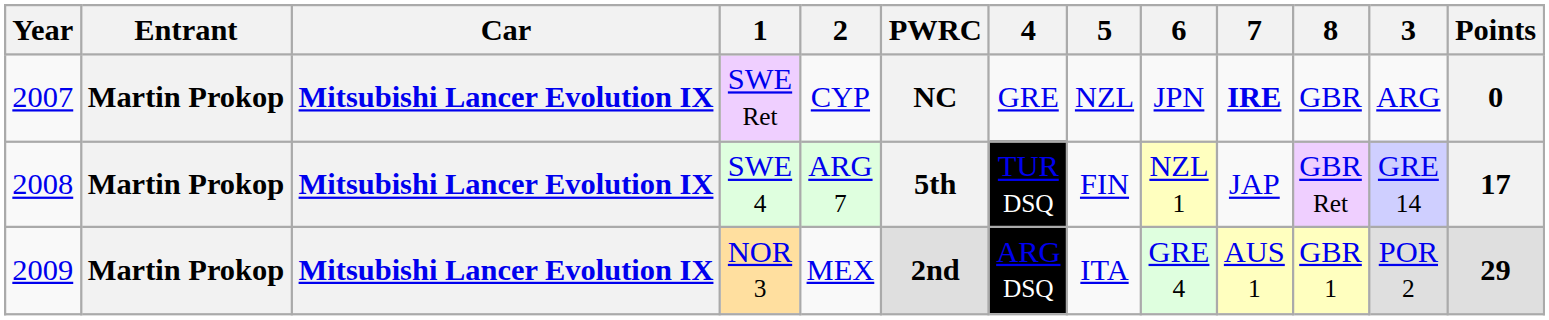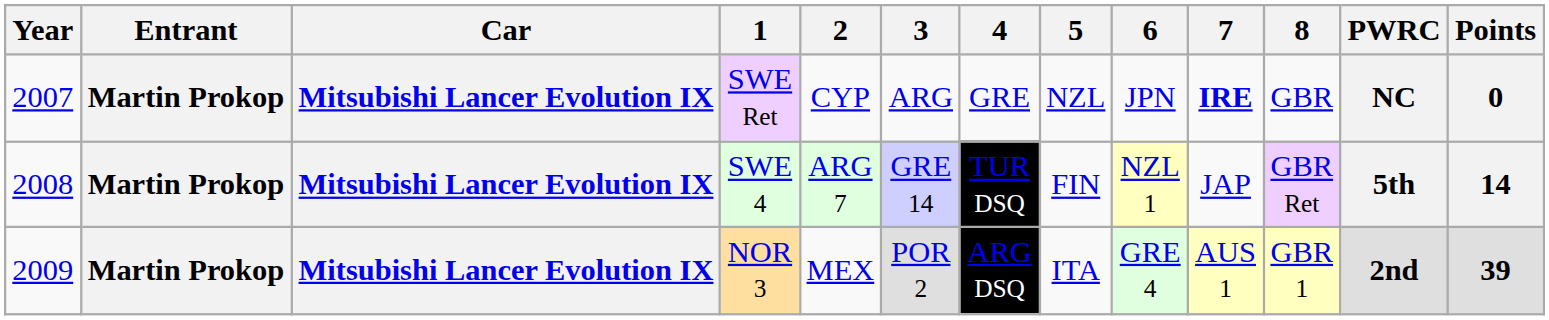columns swapped: (1408, 29) <-> (935, 29)
(1496, 183) 17 -> (1496, 183) 14
(1496, 269) 29 -> (1496, 269) 39
